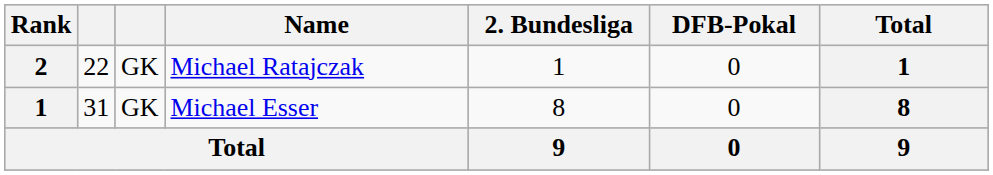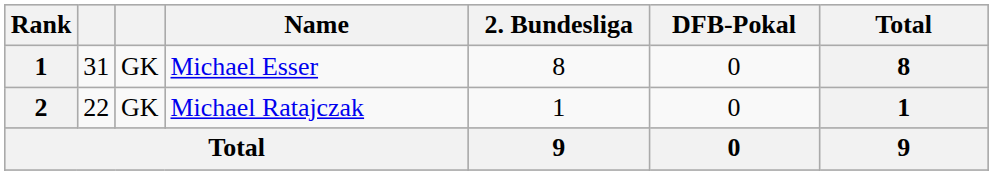rows swapped: (244, 107) <-> (267, 66)
